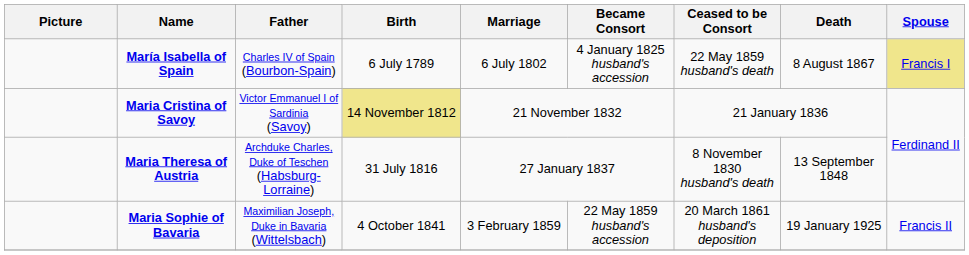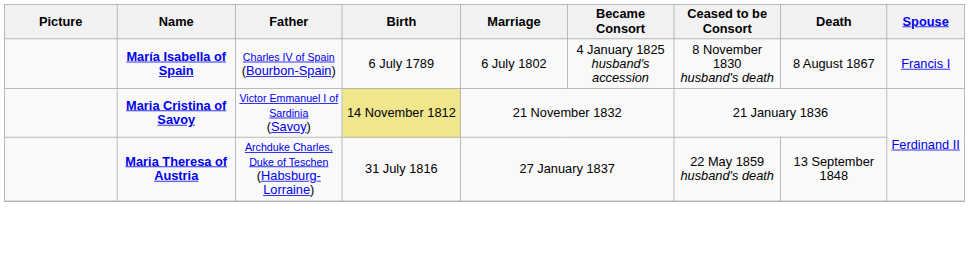(727, 63) 22 May 1859 husband's death -> (727, 63) 8 November 1830 husband's death
(926, 63) khaki background -> (926, 63) no background
(727, 169) 8 November 1830 husband's death -> (727, 169) 22 May 1859 husband's death
- row: (176, 225)
